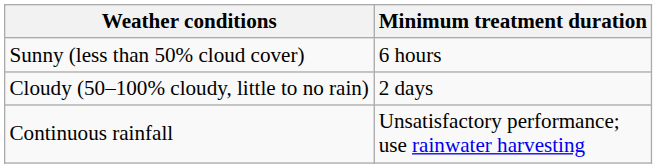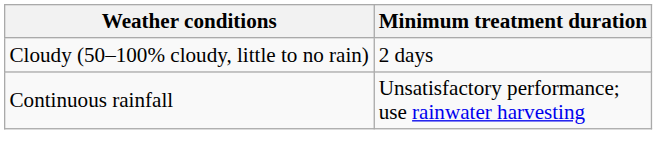- row: (157, 54)
